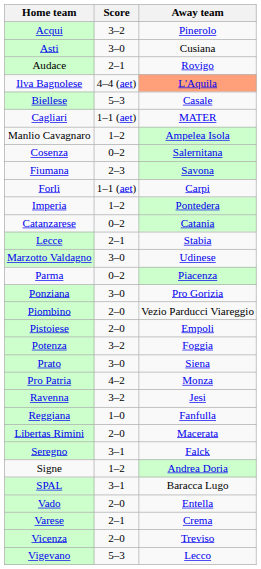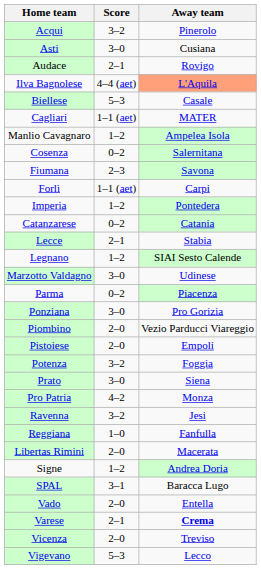+ row: (49, 258)
- row: (49, 450)
(198, 521) normal -> (198, 521) bold
